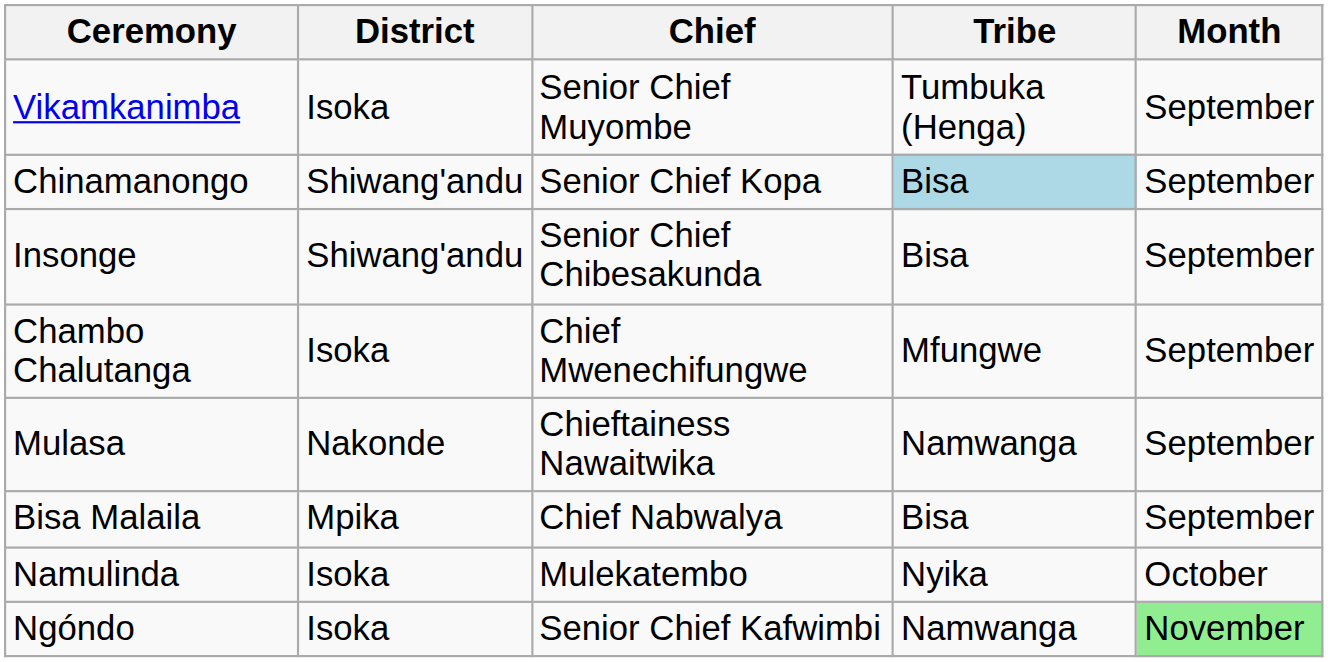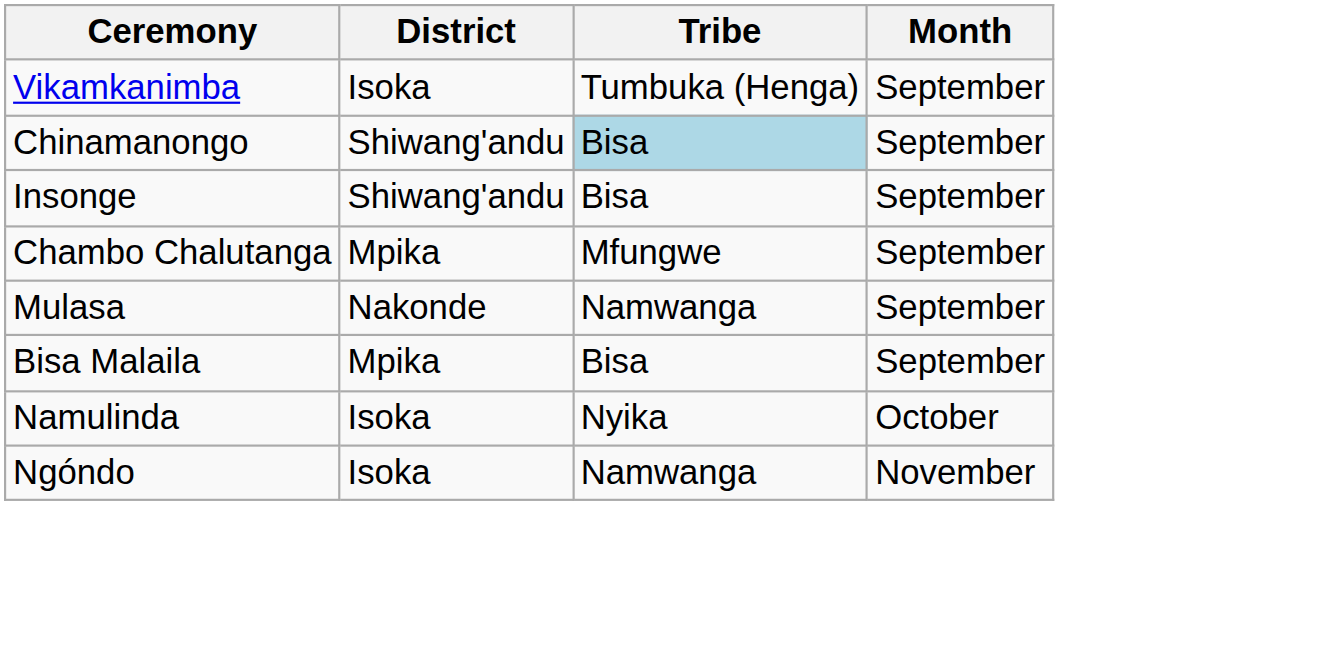- column: (712, 32)
(348, 349) Isoka -> (394, 252) Mpika
(1224, 628) lightgreen background -> (955, 472) no background
